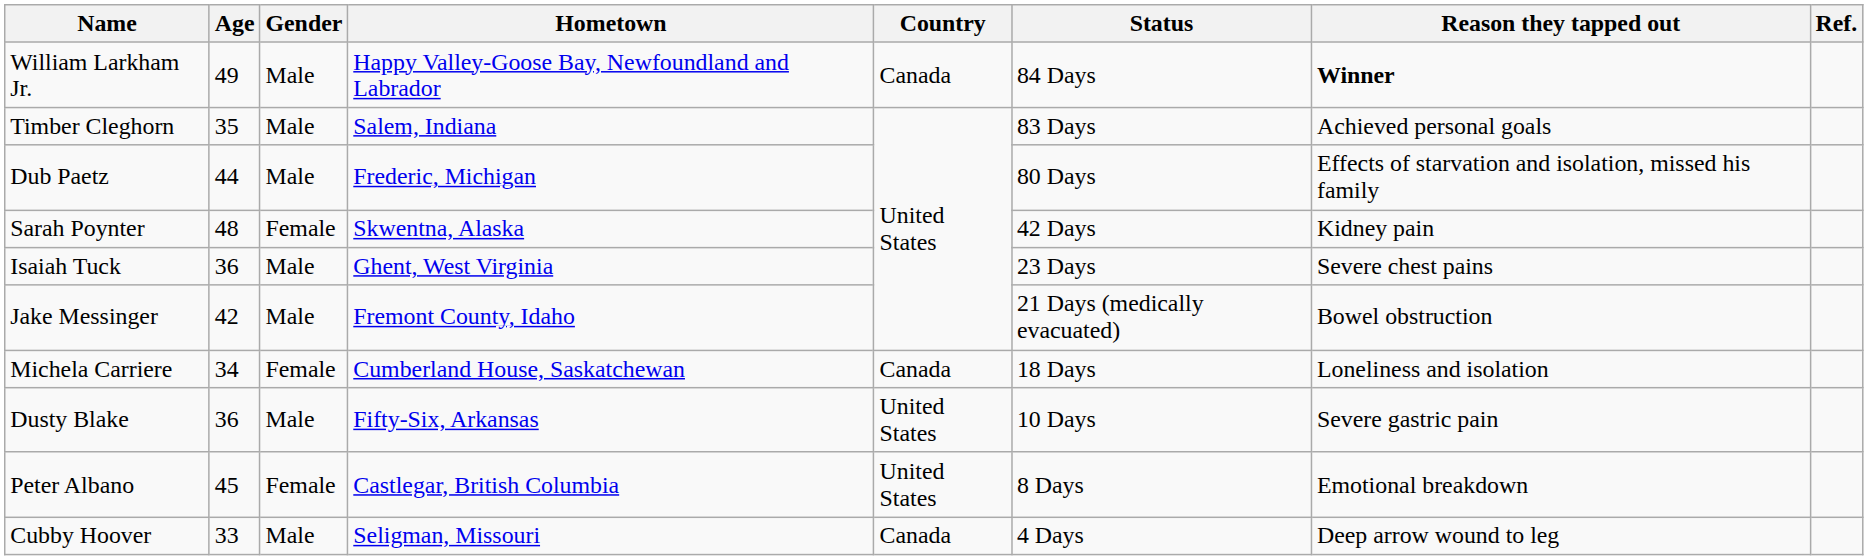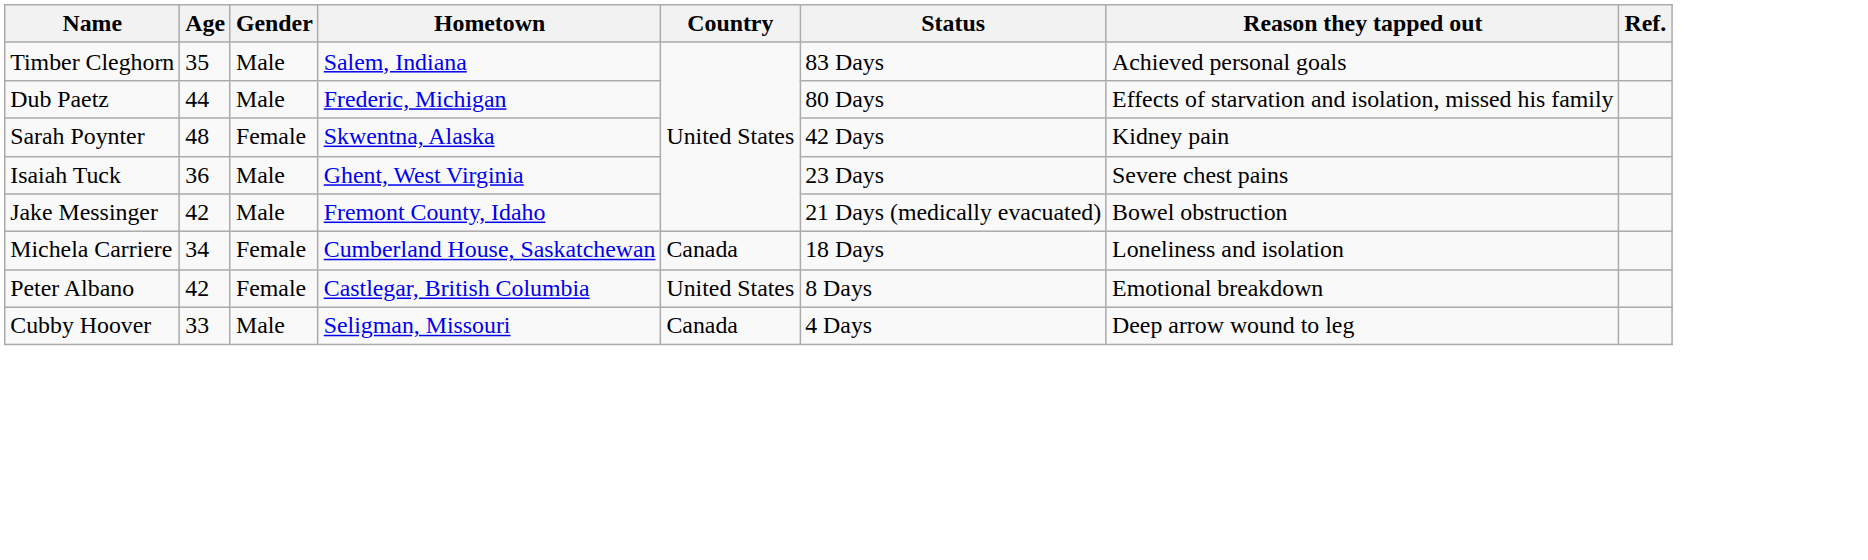- row: (95, 74)
- row: (70, 419)
(227, 484) 45 -> (197, 288) 42
